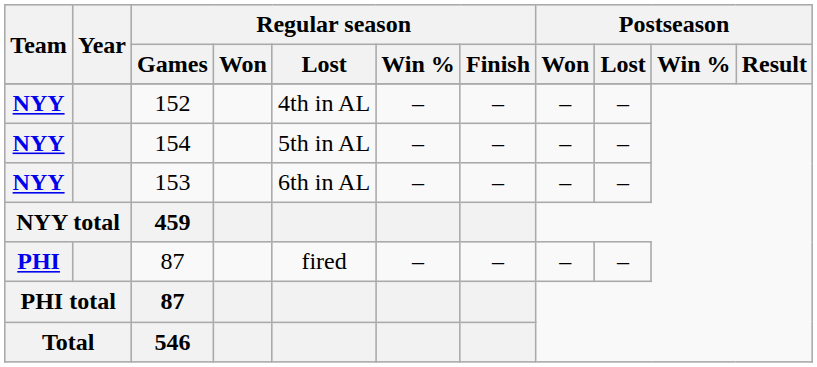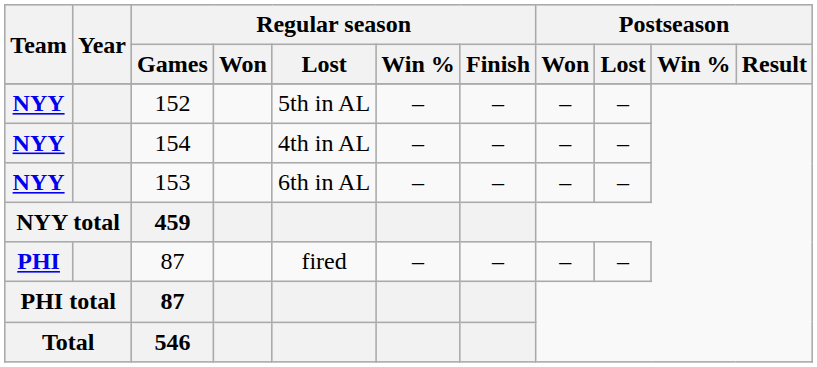(324, 103) 4th in AL -> (324, 103) 5th in AL
(324, 143) 5th in AL -> (324, 143) 4th in AL
